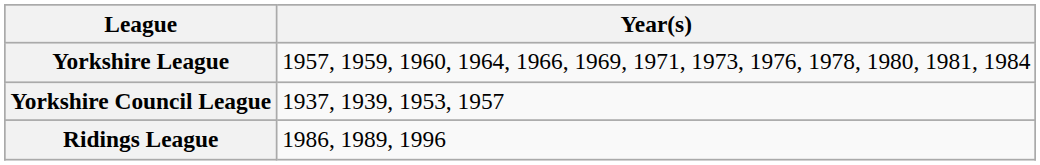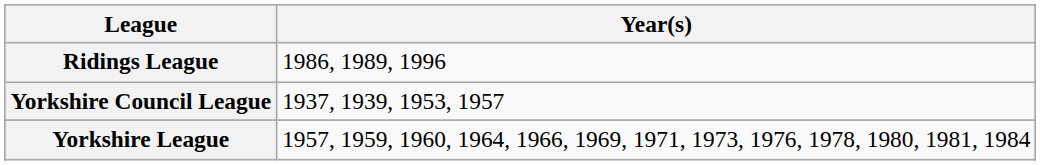rows swapped: (141, 61) <-> (141, 139)
